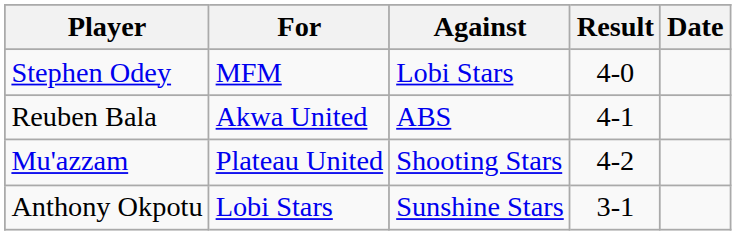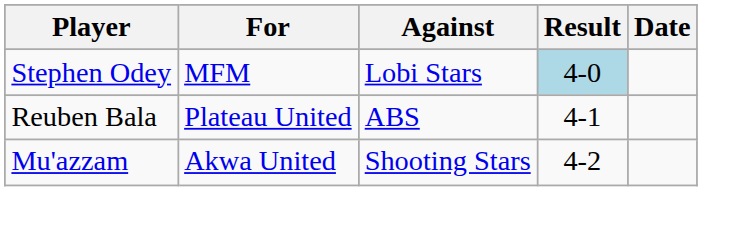(615, 71) no background -> (582, 71) lightblue background
(292, 116) Akwa United -> (268, 116) Plateau United
(299, 161) Plateau United -> (260, 161) Akwa United
- row: (107, 206)
